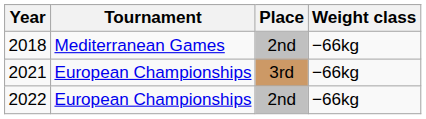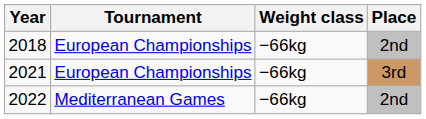columns swapped: (282, 18) <-> (364, 18)
(140, 45) Mediterranean Games -> (153, 45) European Championships
(153, 99) European Championships -> (140, 99) Mediterranean Games
